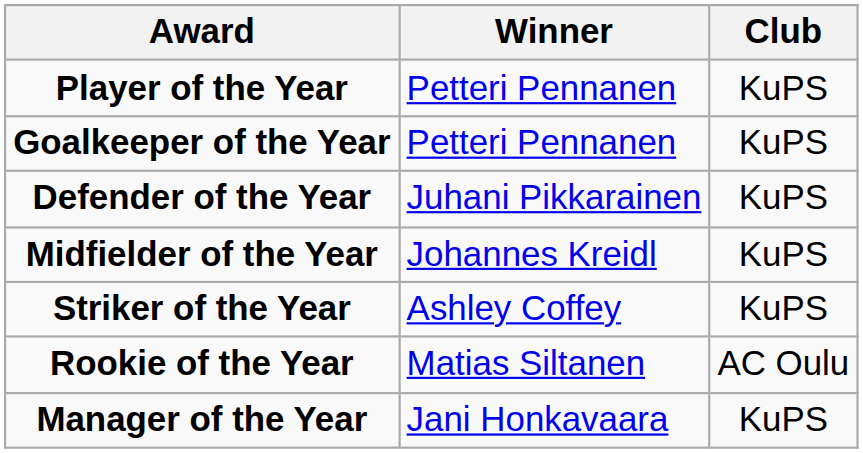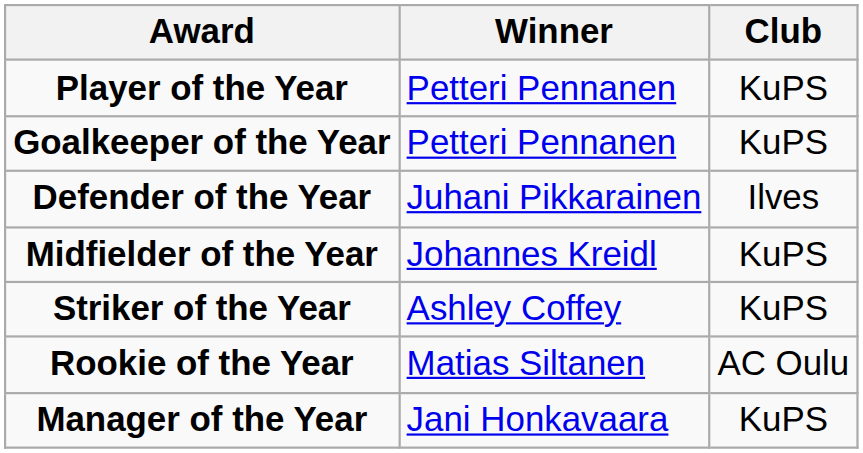(783, 198) KuPS -> (783, 198) Ilves
